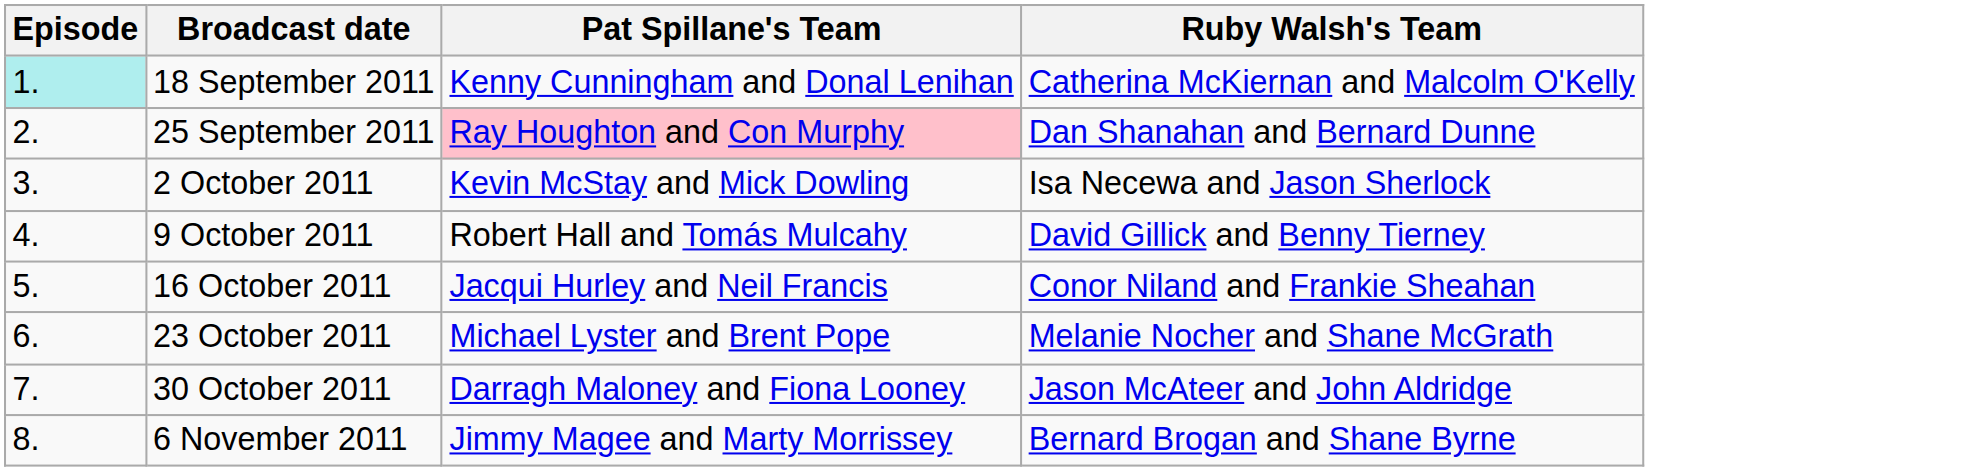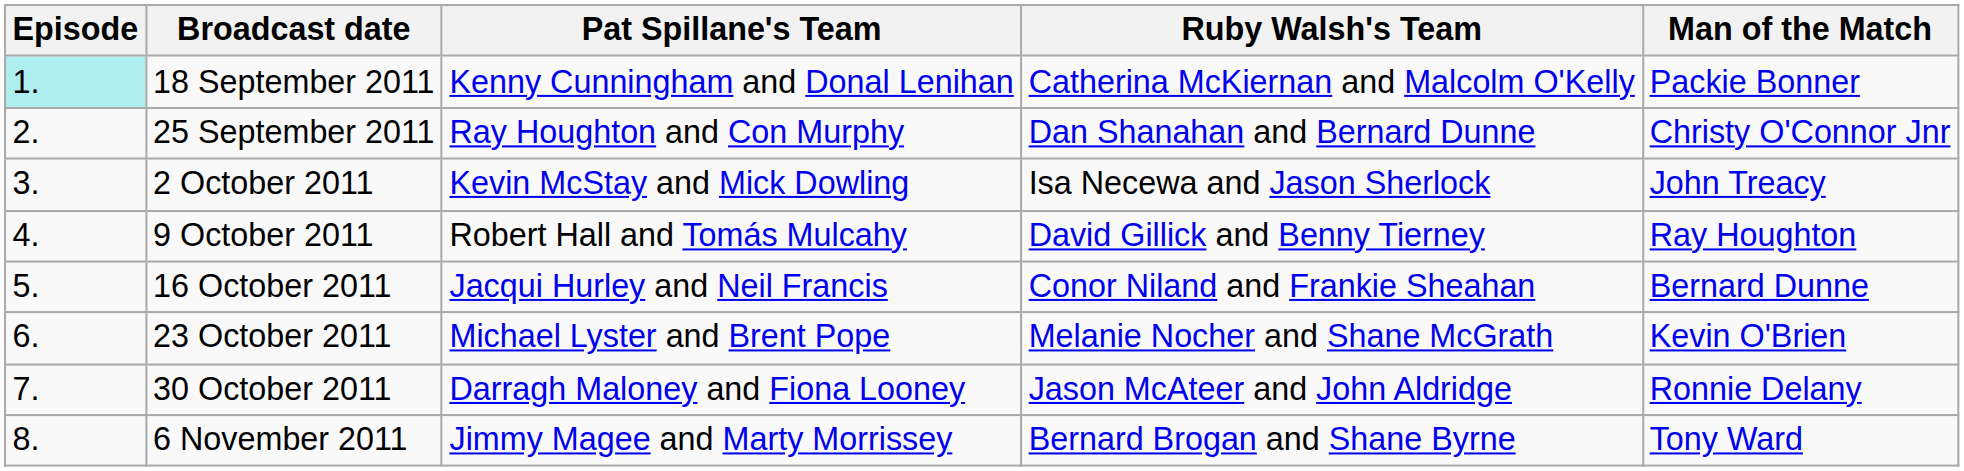+ column: (1800, 30)
(677, 132) pink background -> (677, 132) no background
